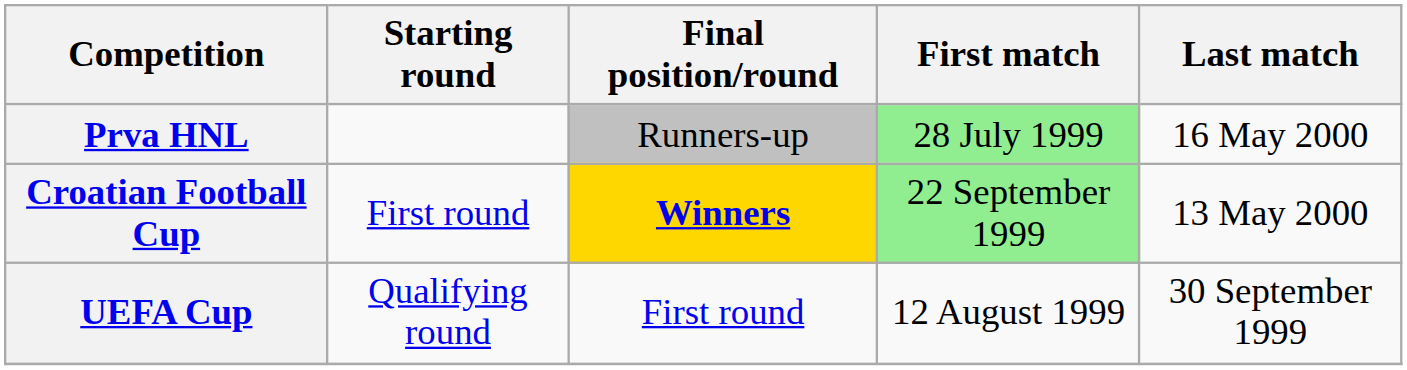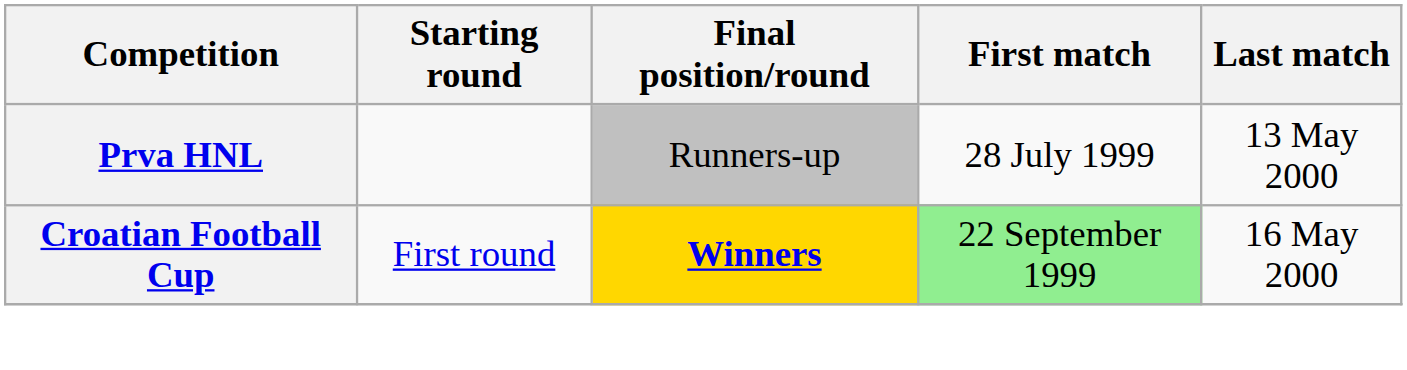(1009, 133) lightgreen background -> (1060, 154) no background
(1270, 133) 16 May 2000 -> (1302, 154) 13 May 2000
(1270, 212) 13 May 2000 -> (1302, 253) 16 May 2000
- row: (166, 312)
